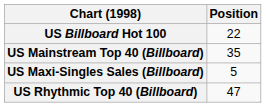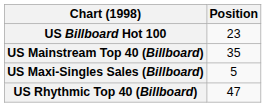(234, 33) 22 -> (234, 33) 23
